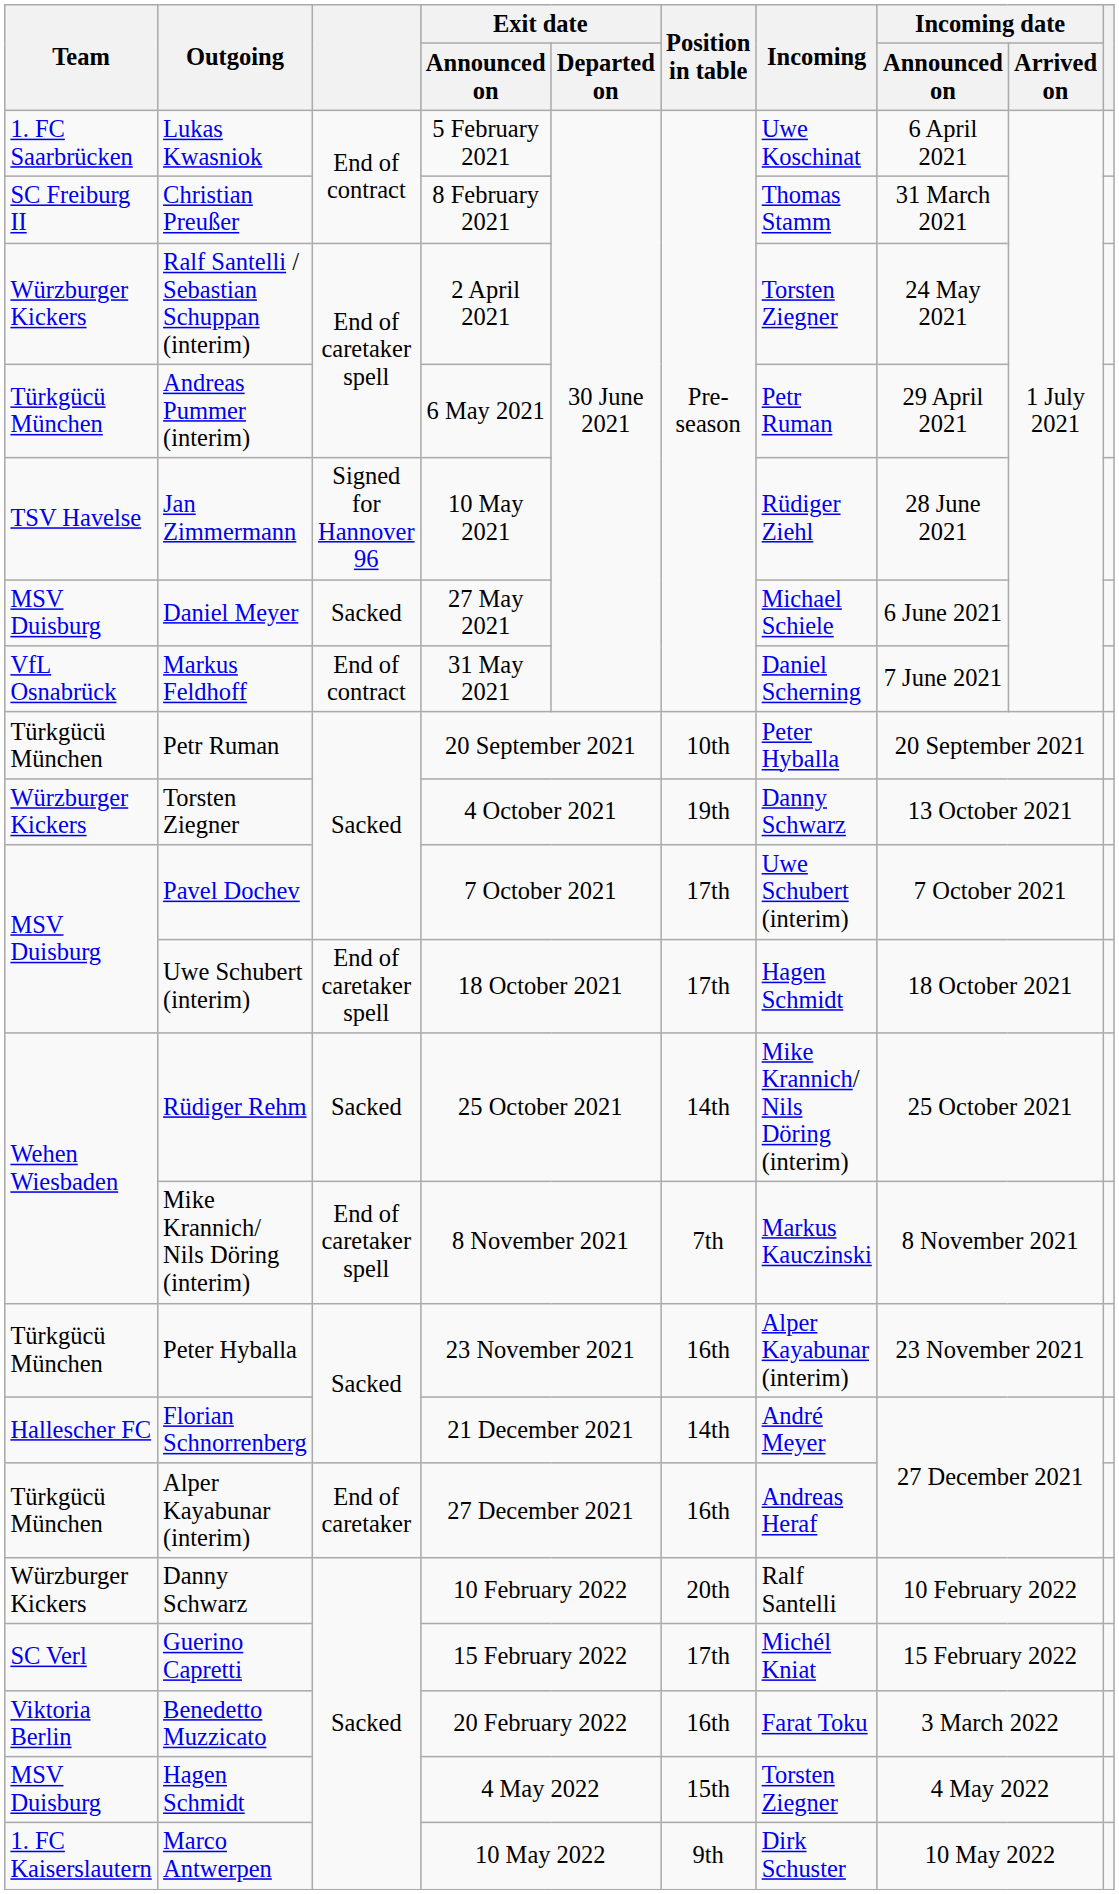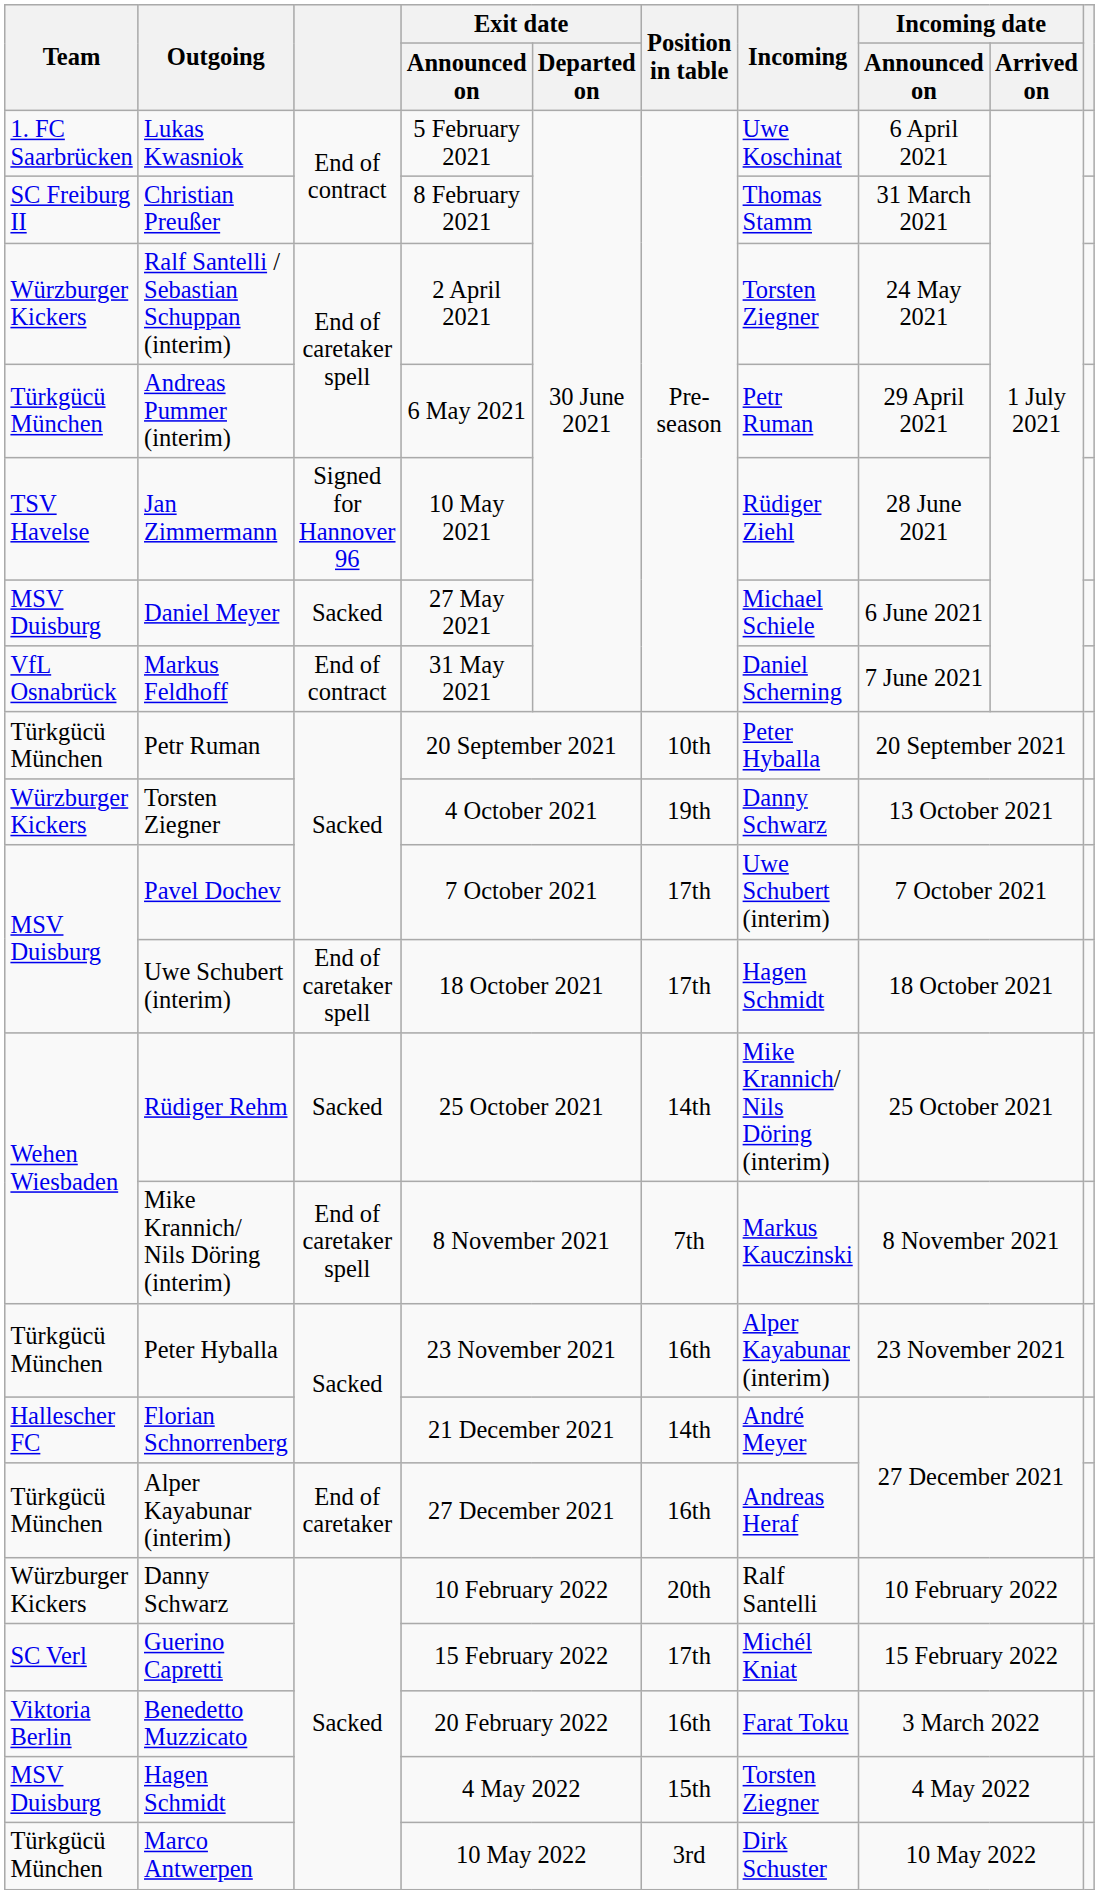(81, 1855) 1. FC Kaiserslautern -> (58, 1855) Türkgücü München
(708, 1855) 9th -> (689, 1855) 3rd
